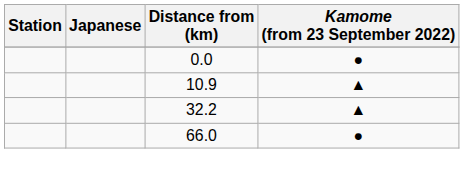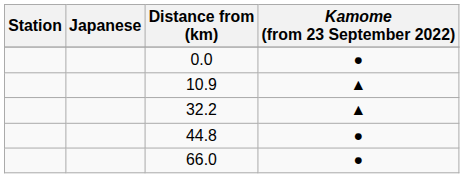+ row: (201, 135)
